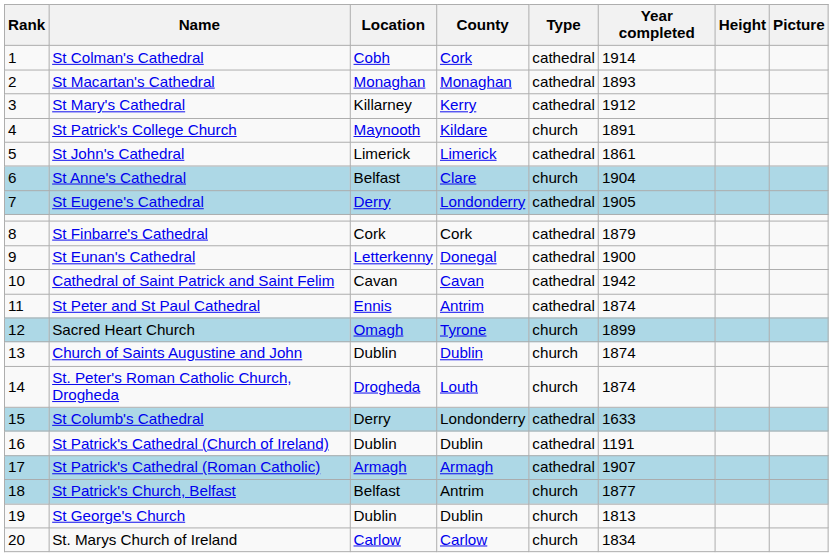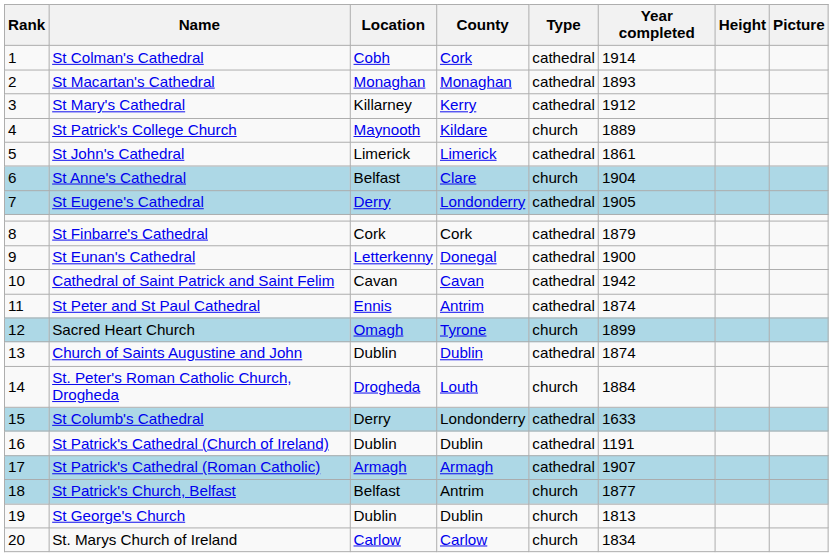(619, 130) 1891 -> (619, 130) 1889
(555, 354) church -> (564, 354) cathedral
(619, 386) 1874 -> (619, 386) 1884
